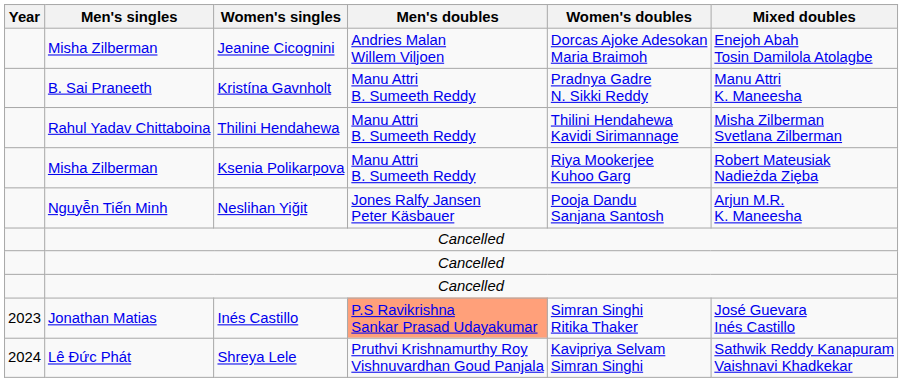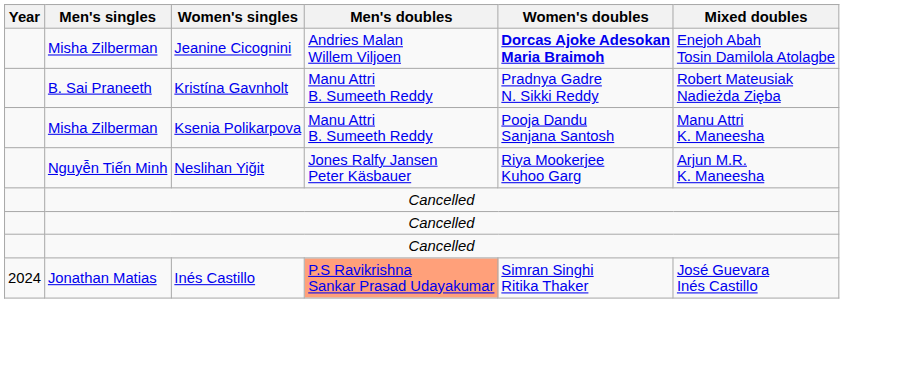(629, 48) normal -> (586, 48) bold
(758, 88) Manu Attri K. Maneesha -> (735, 88) Robert Mateusiak Nadieżda Zięba
- row: (129, 128)
(602, 168) Riya Mookerjee Kuhoo Garg -> (558, 128) Pooja Dandu Sanjana Santosh
(772, 168) Robert Mateusiak Nadieżda Zięba -> (721, 128) Manu Attri K. Maneesha
(607, 208) Pooja Dandu Sanjana Santosh -> (553, 168) Riya Mookerjee Kuhoo Garg
(24, 318) 2023 -> (24, 278) 2024
- row: (90, 358)
